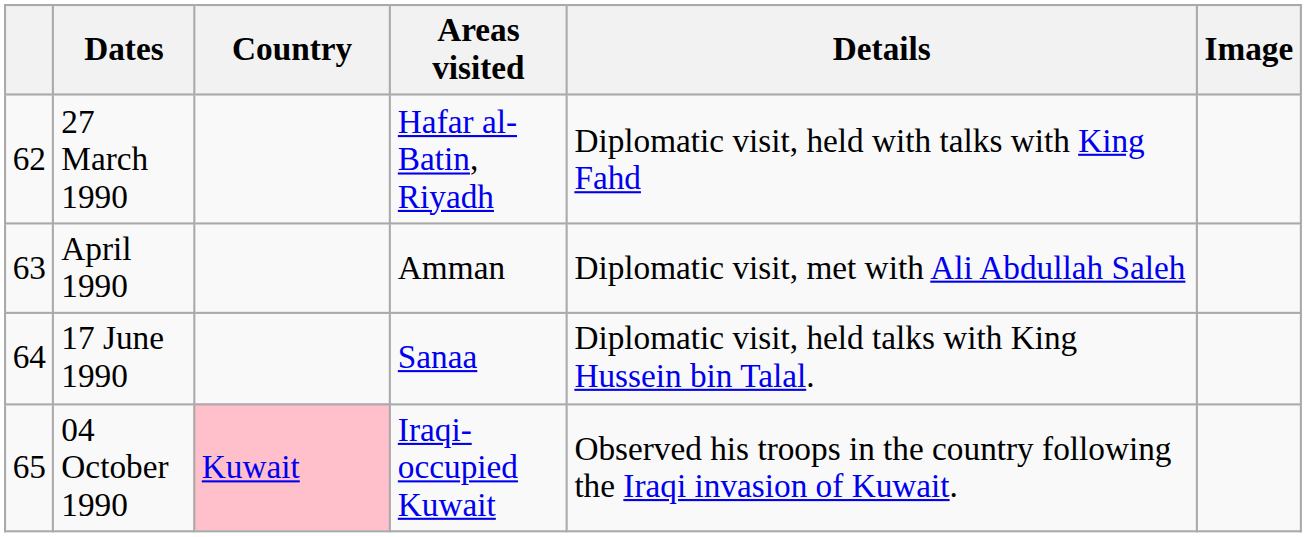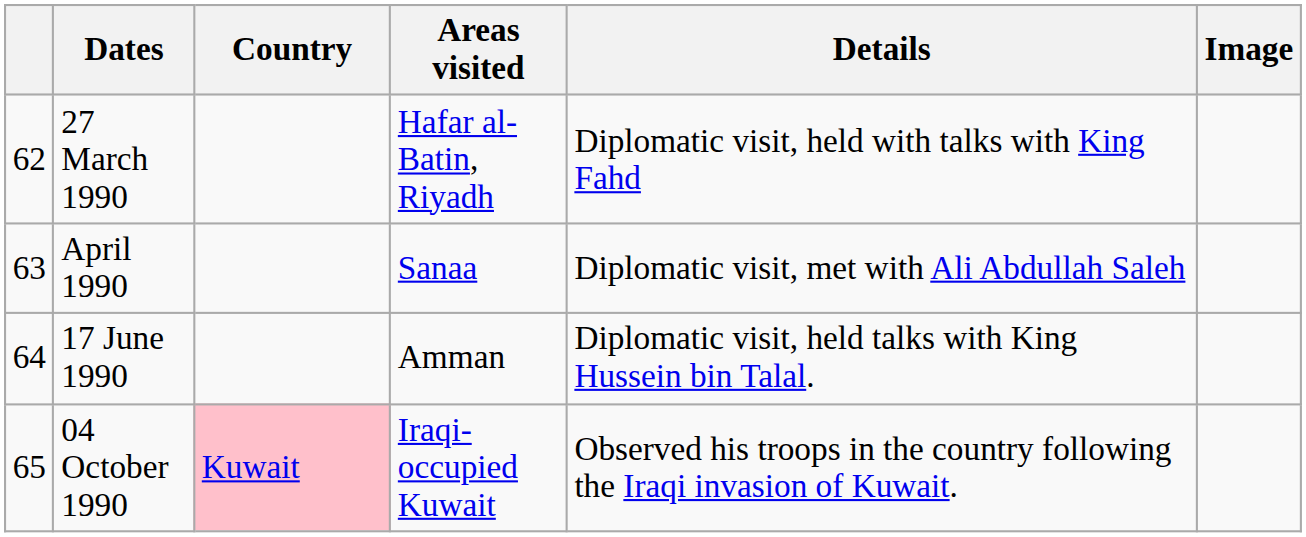(451, 267) Amman -> (438, 267) Sanaa
(438, 357) Sanaa -> (451, 357) Amman
